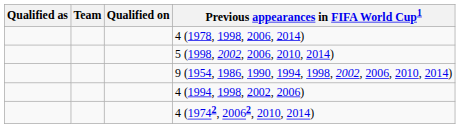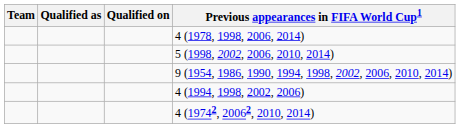columns swapped: (87, 15) <-> (38, 15)
